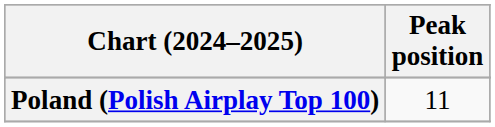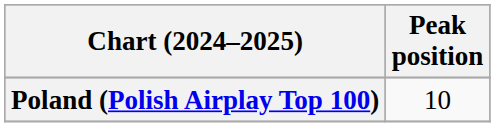(438, 99) 11 -> (438, 99) 10
